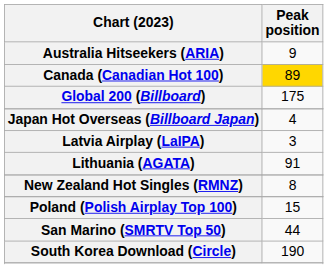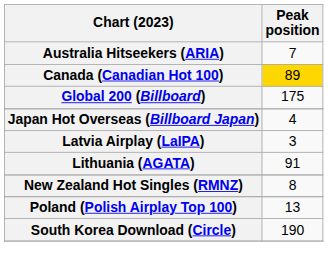(293, 53) 9 -> (293, 53) 7
(293, 207) 15 -> (293, 207) 13
- row: (133, 229)
